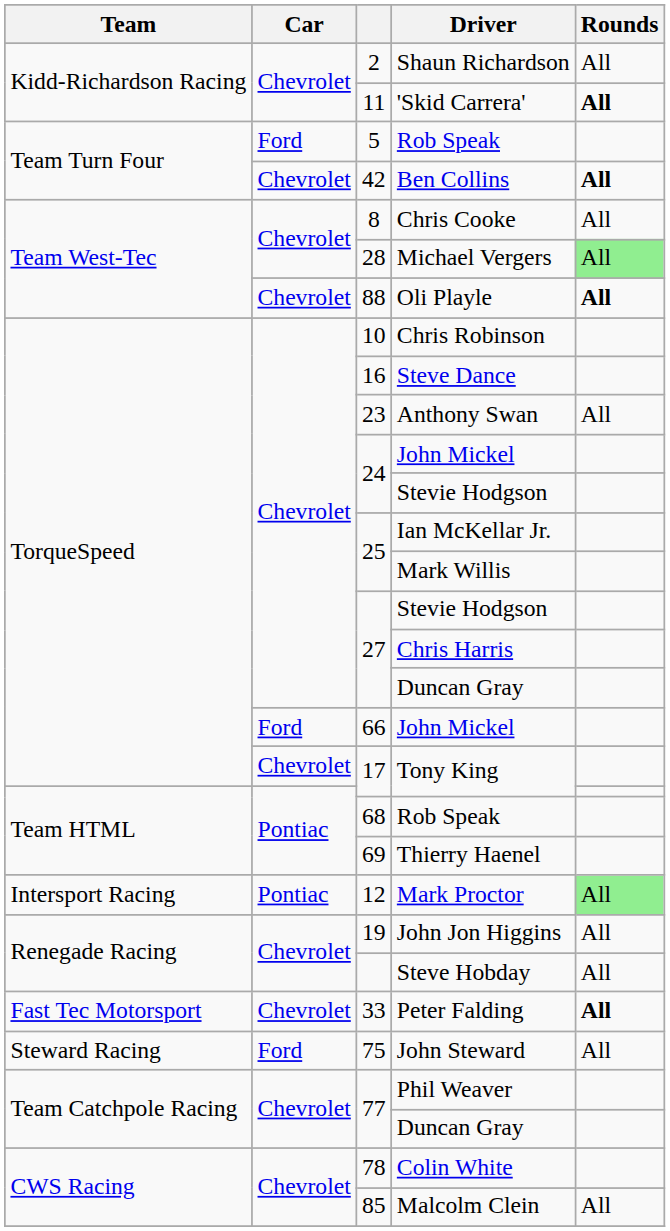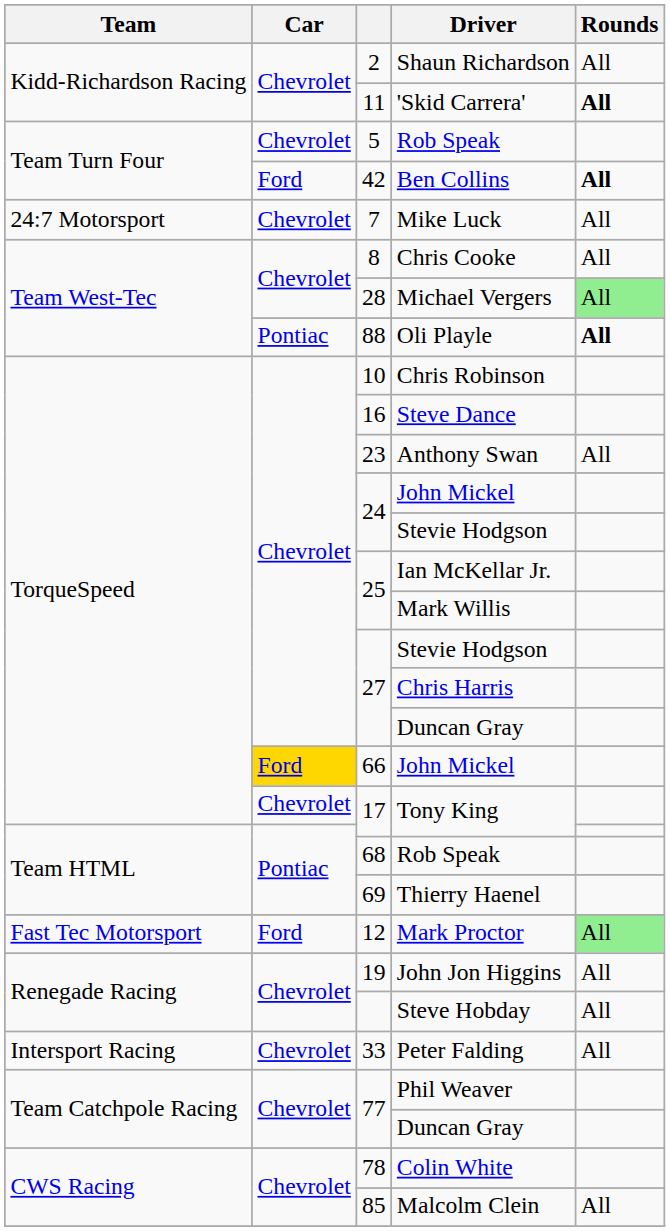(280, 140) Ford -> (304, 140) Chevrolet
(304, 179) Chevrolet -> (280, 179) Ford
+ row: (374, 218)
(304, 296) Chevrolet -> (293, 335) Pontiac
(280, 726) no background -> (280, 765) gold background
(93, 893) Intersport Racing -> (106, 932) Fast Tec Motorsport
(293, 893) Pontiac -> (280, 932) Ford
(106, 1010) Fast Tec Motorsport -> (93, 1049) Intersport Racing
(596, 1010) bold -> (596, 1049) normal
- row: (374, 1049)
